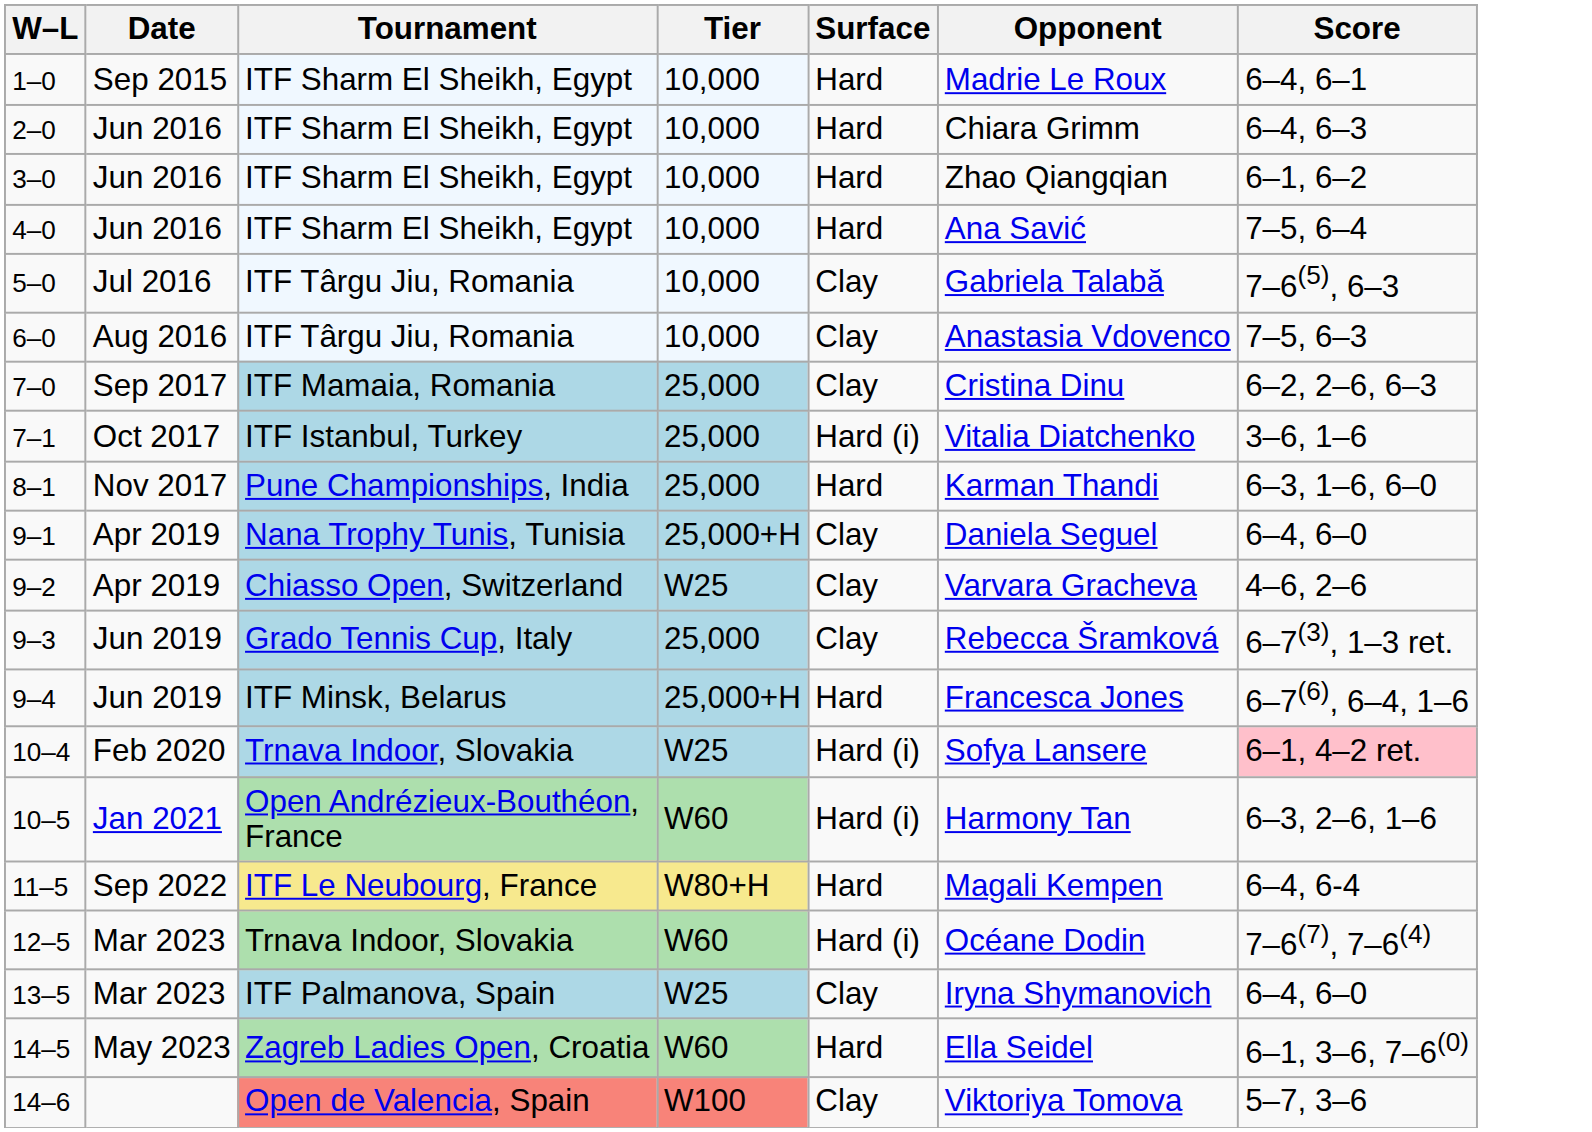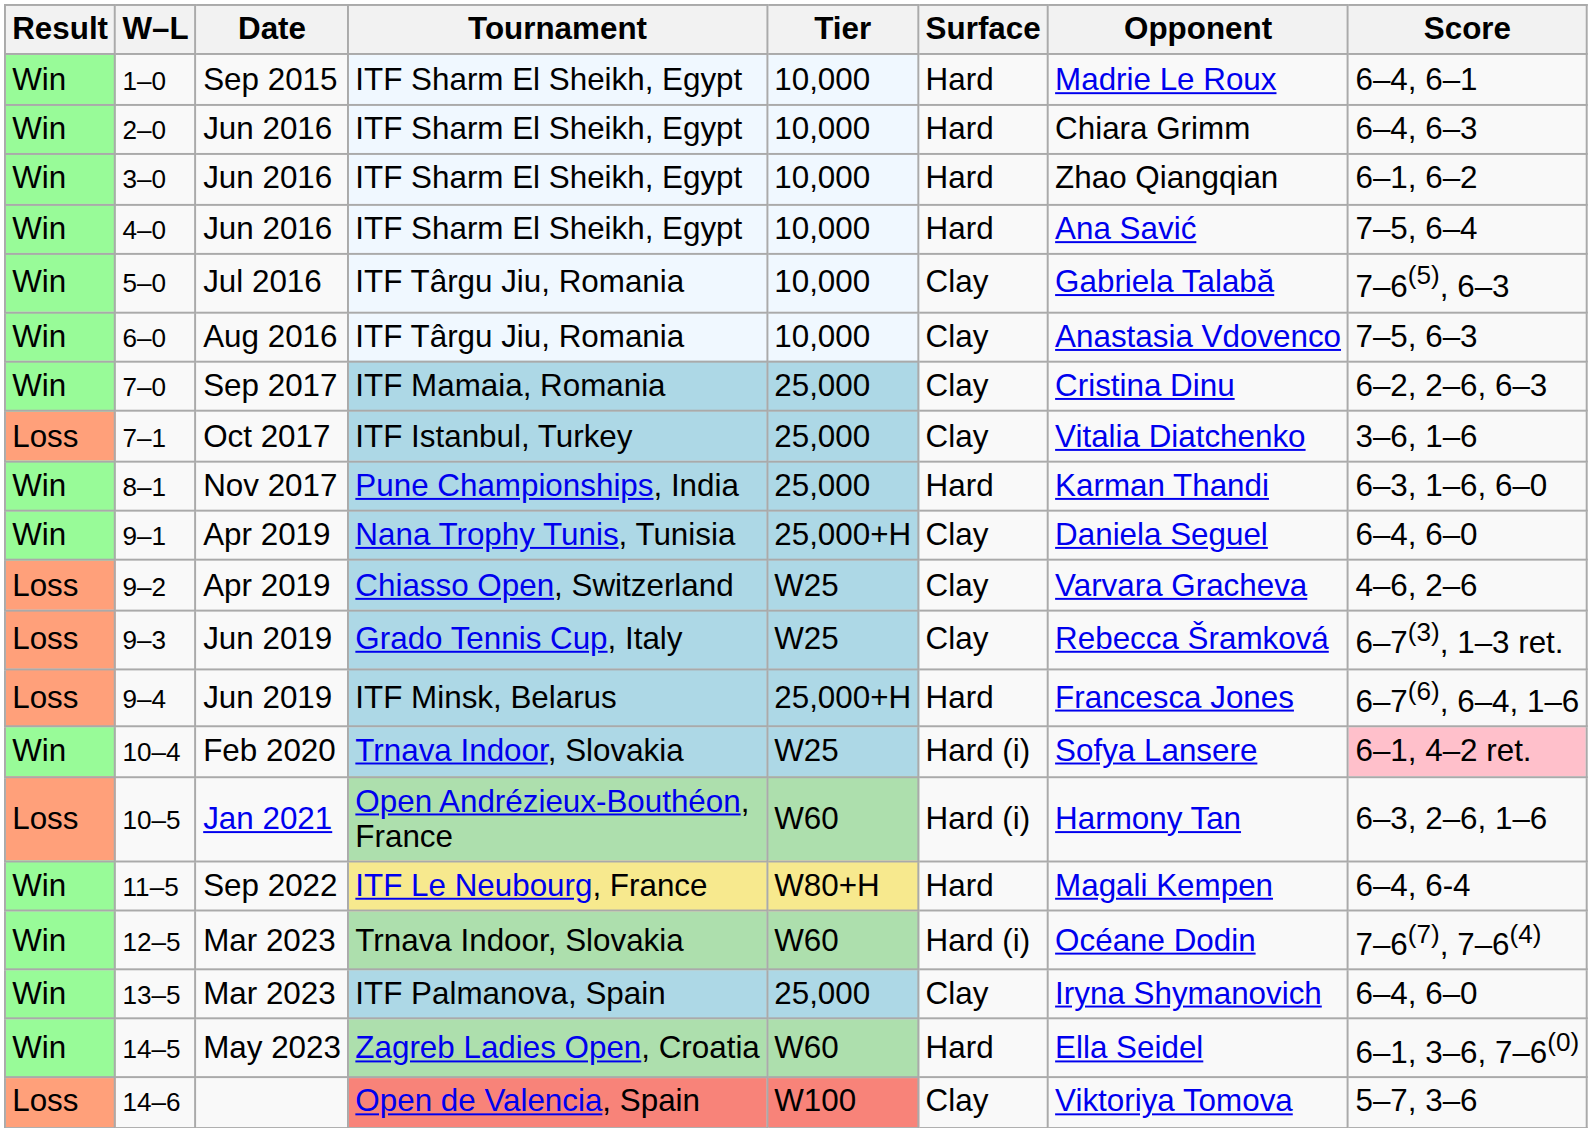+ column: (60, 29)
(868, 435) Hard (i) -> (957, 435) Clay
(712, 638) 25,000 -> (806, 638) W25
(696, 993) W25 -> (822, 993) 25,000
